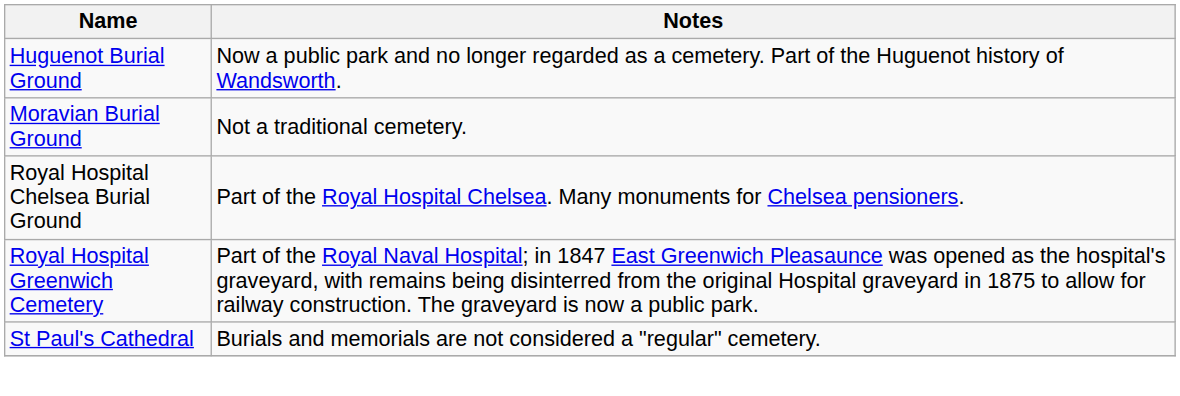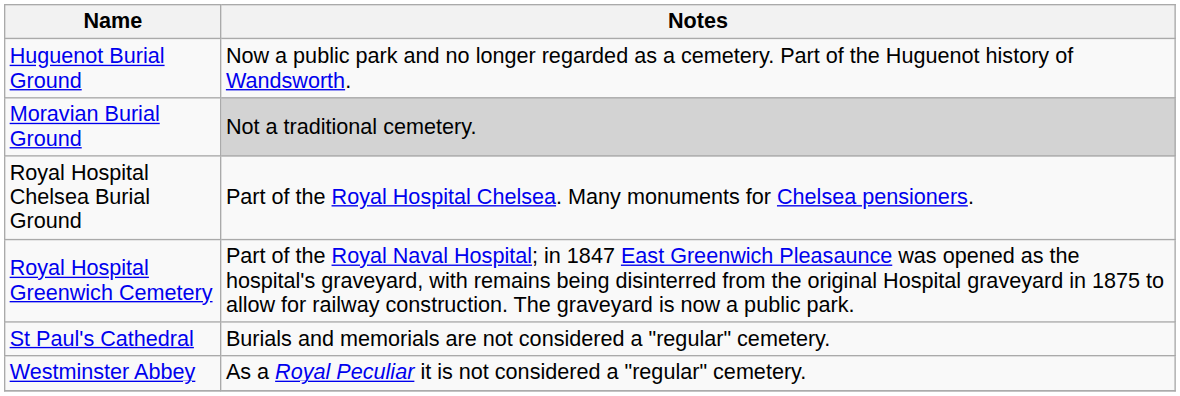(342, 126) no background -> (351, 126) lightgrey background
+ row: (102, 372)
